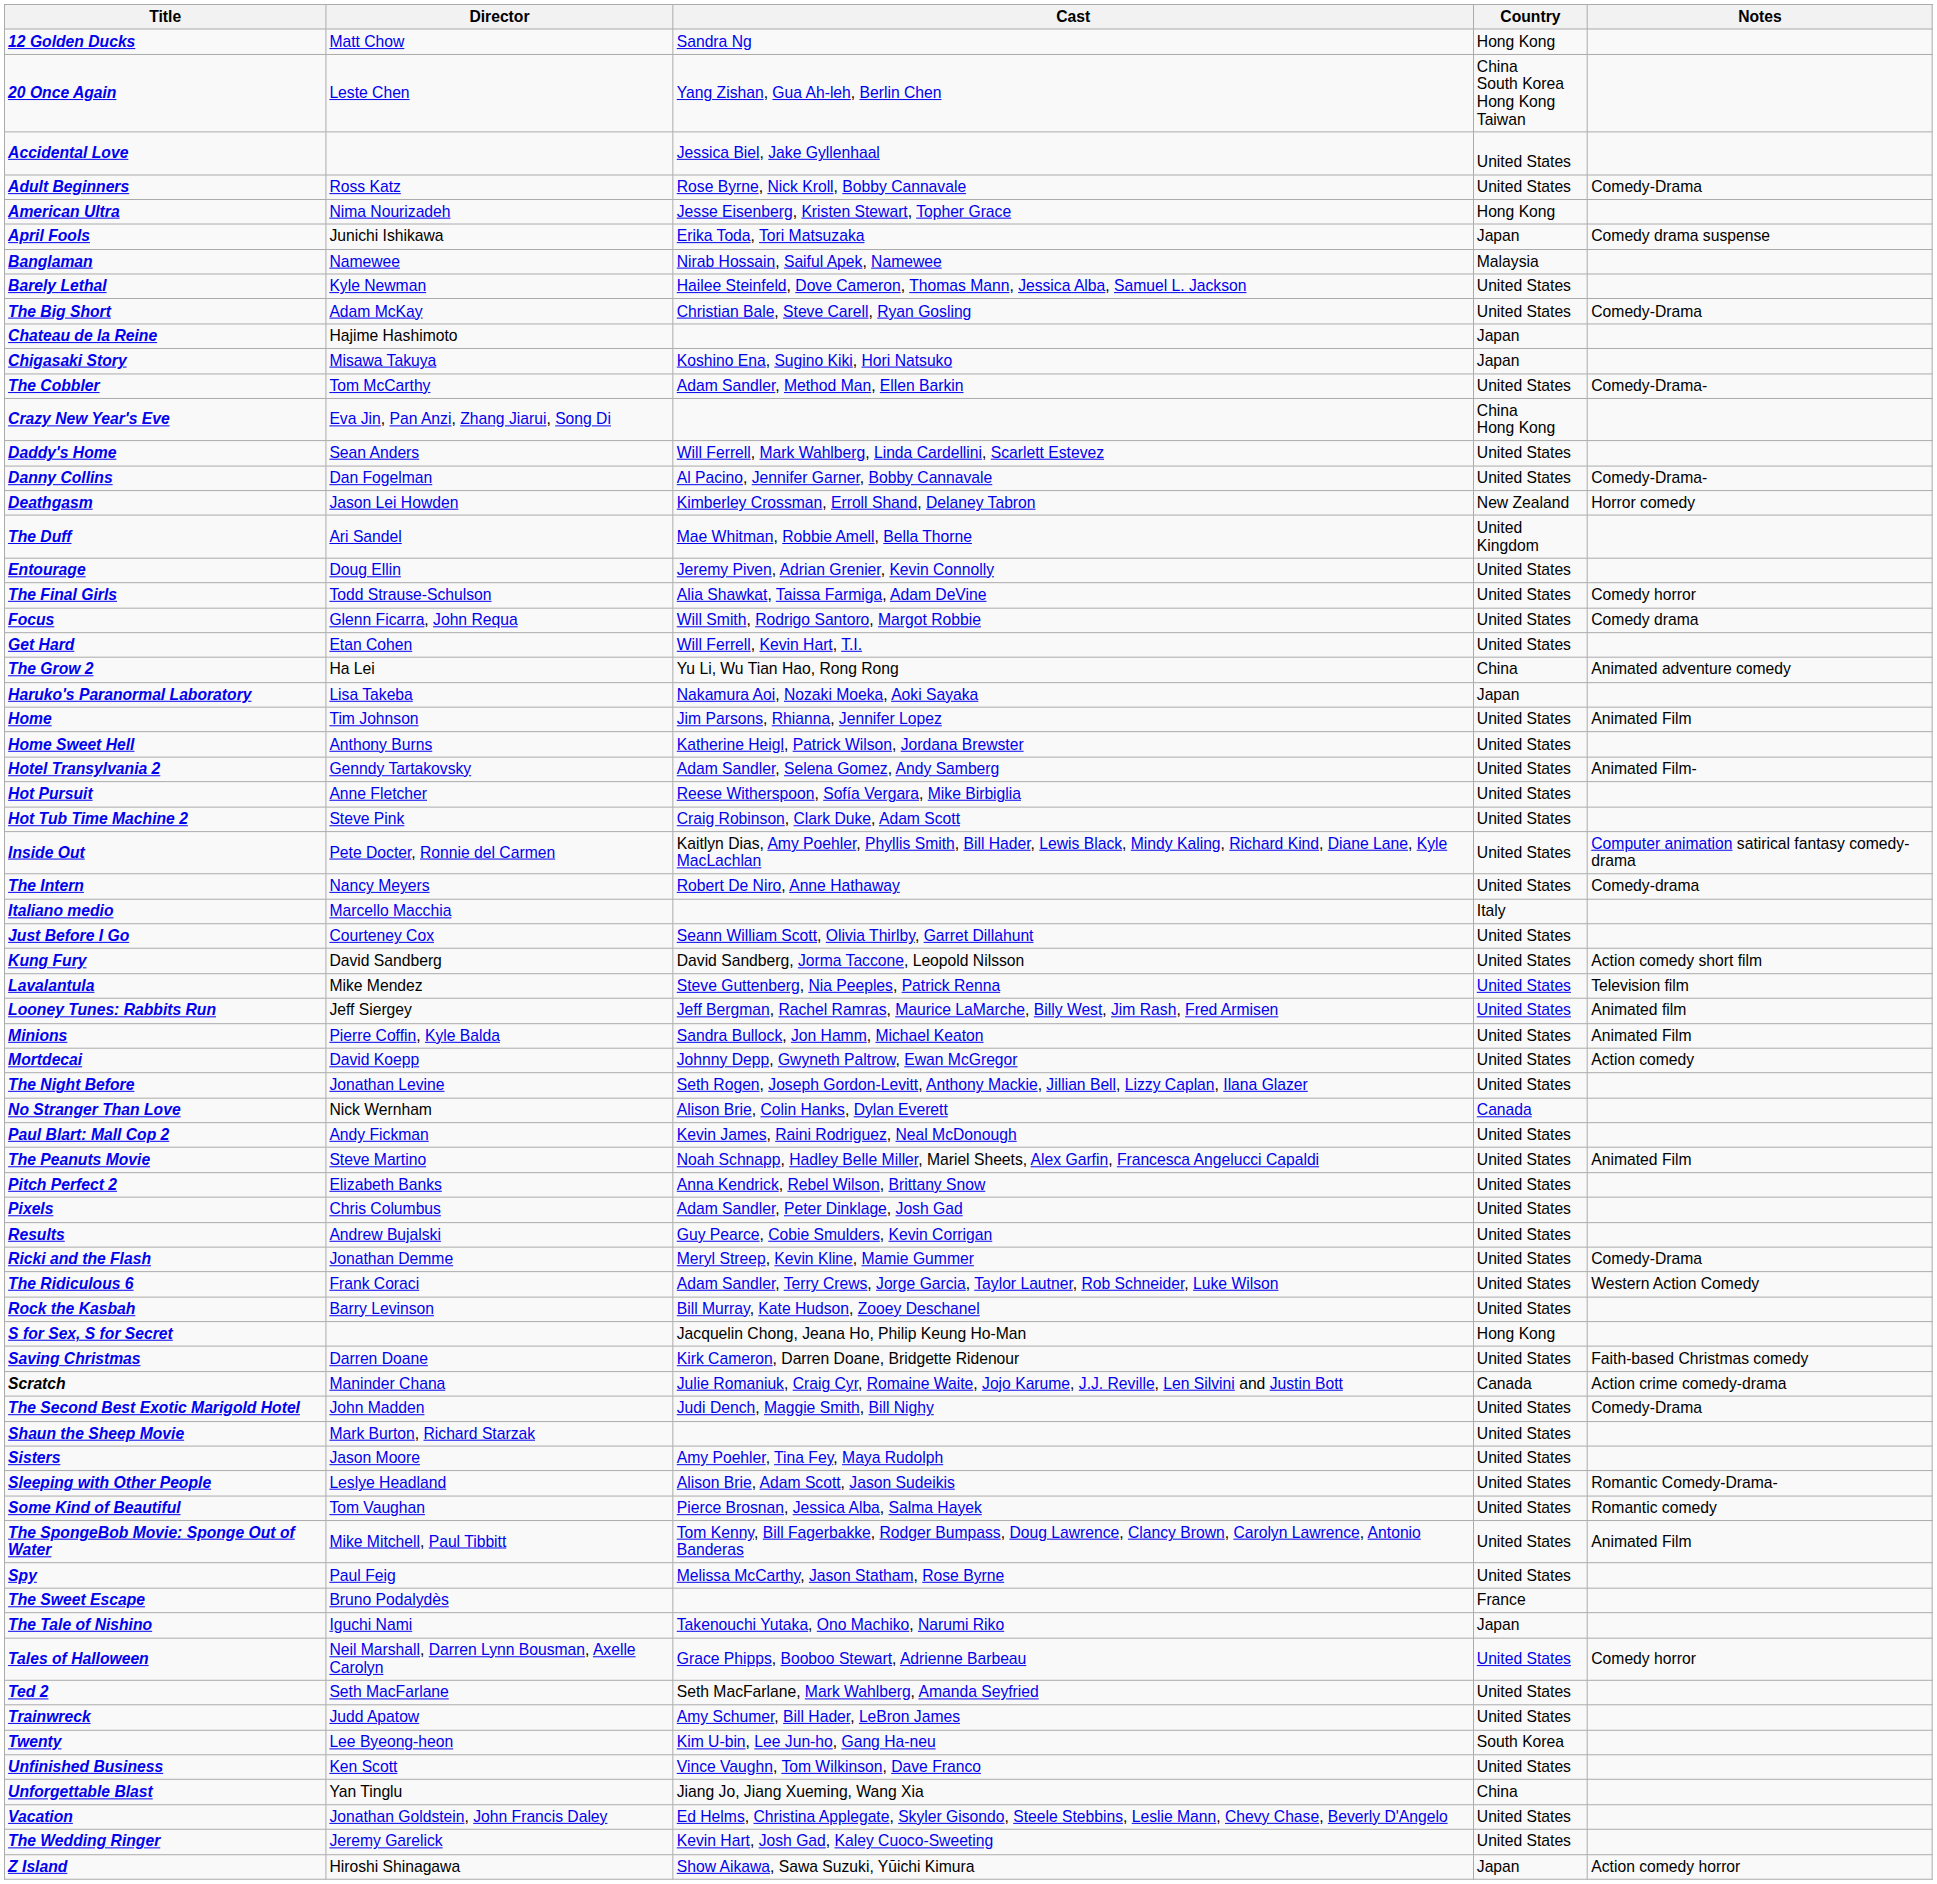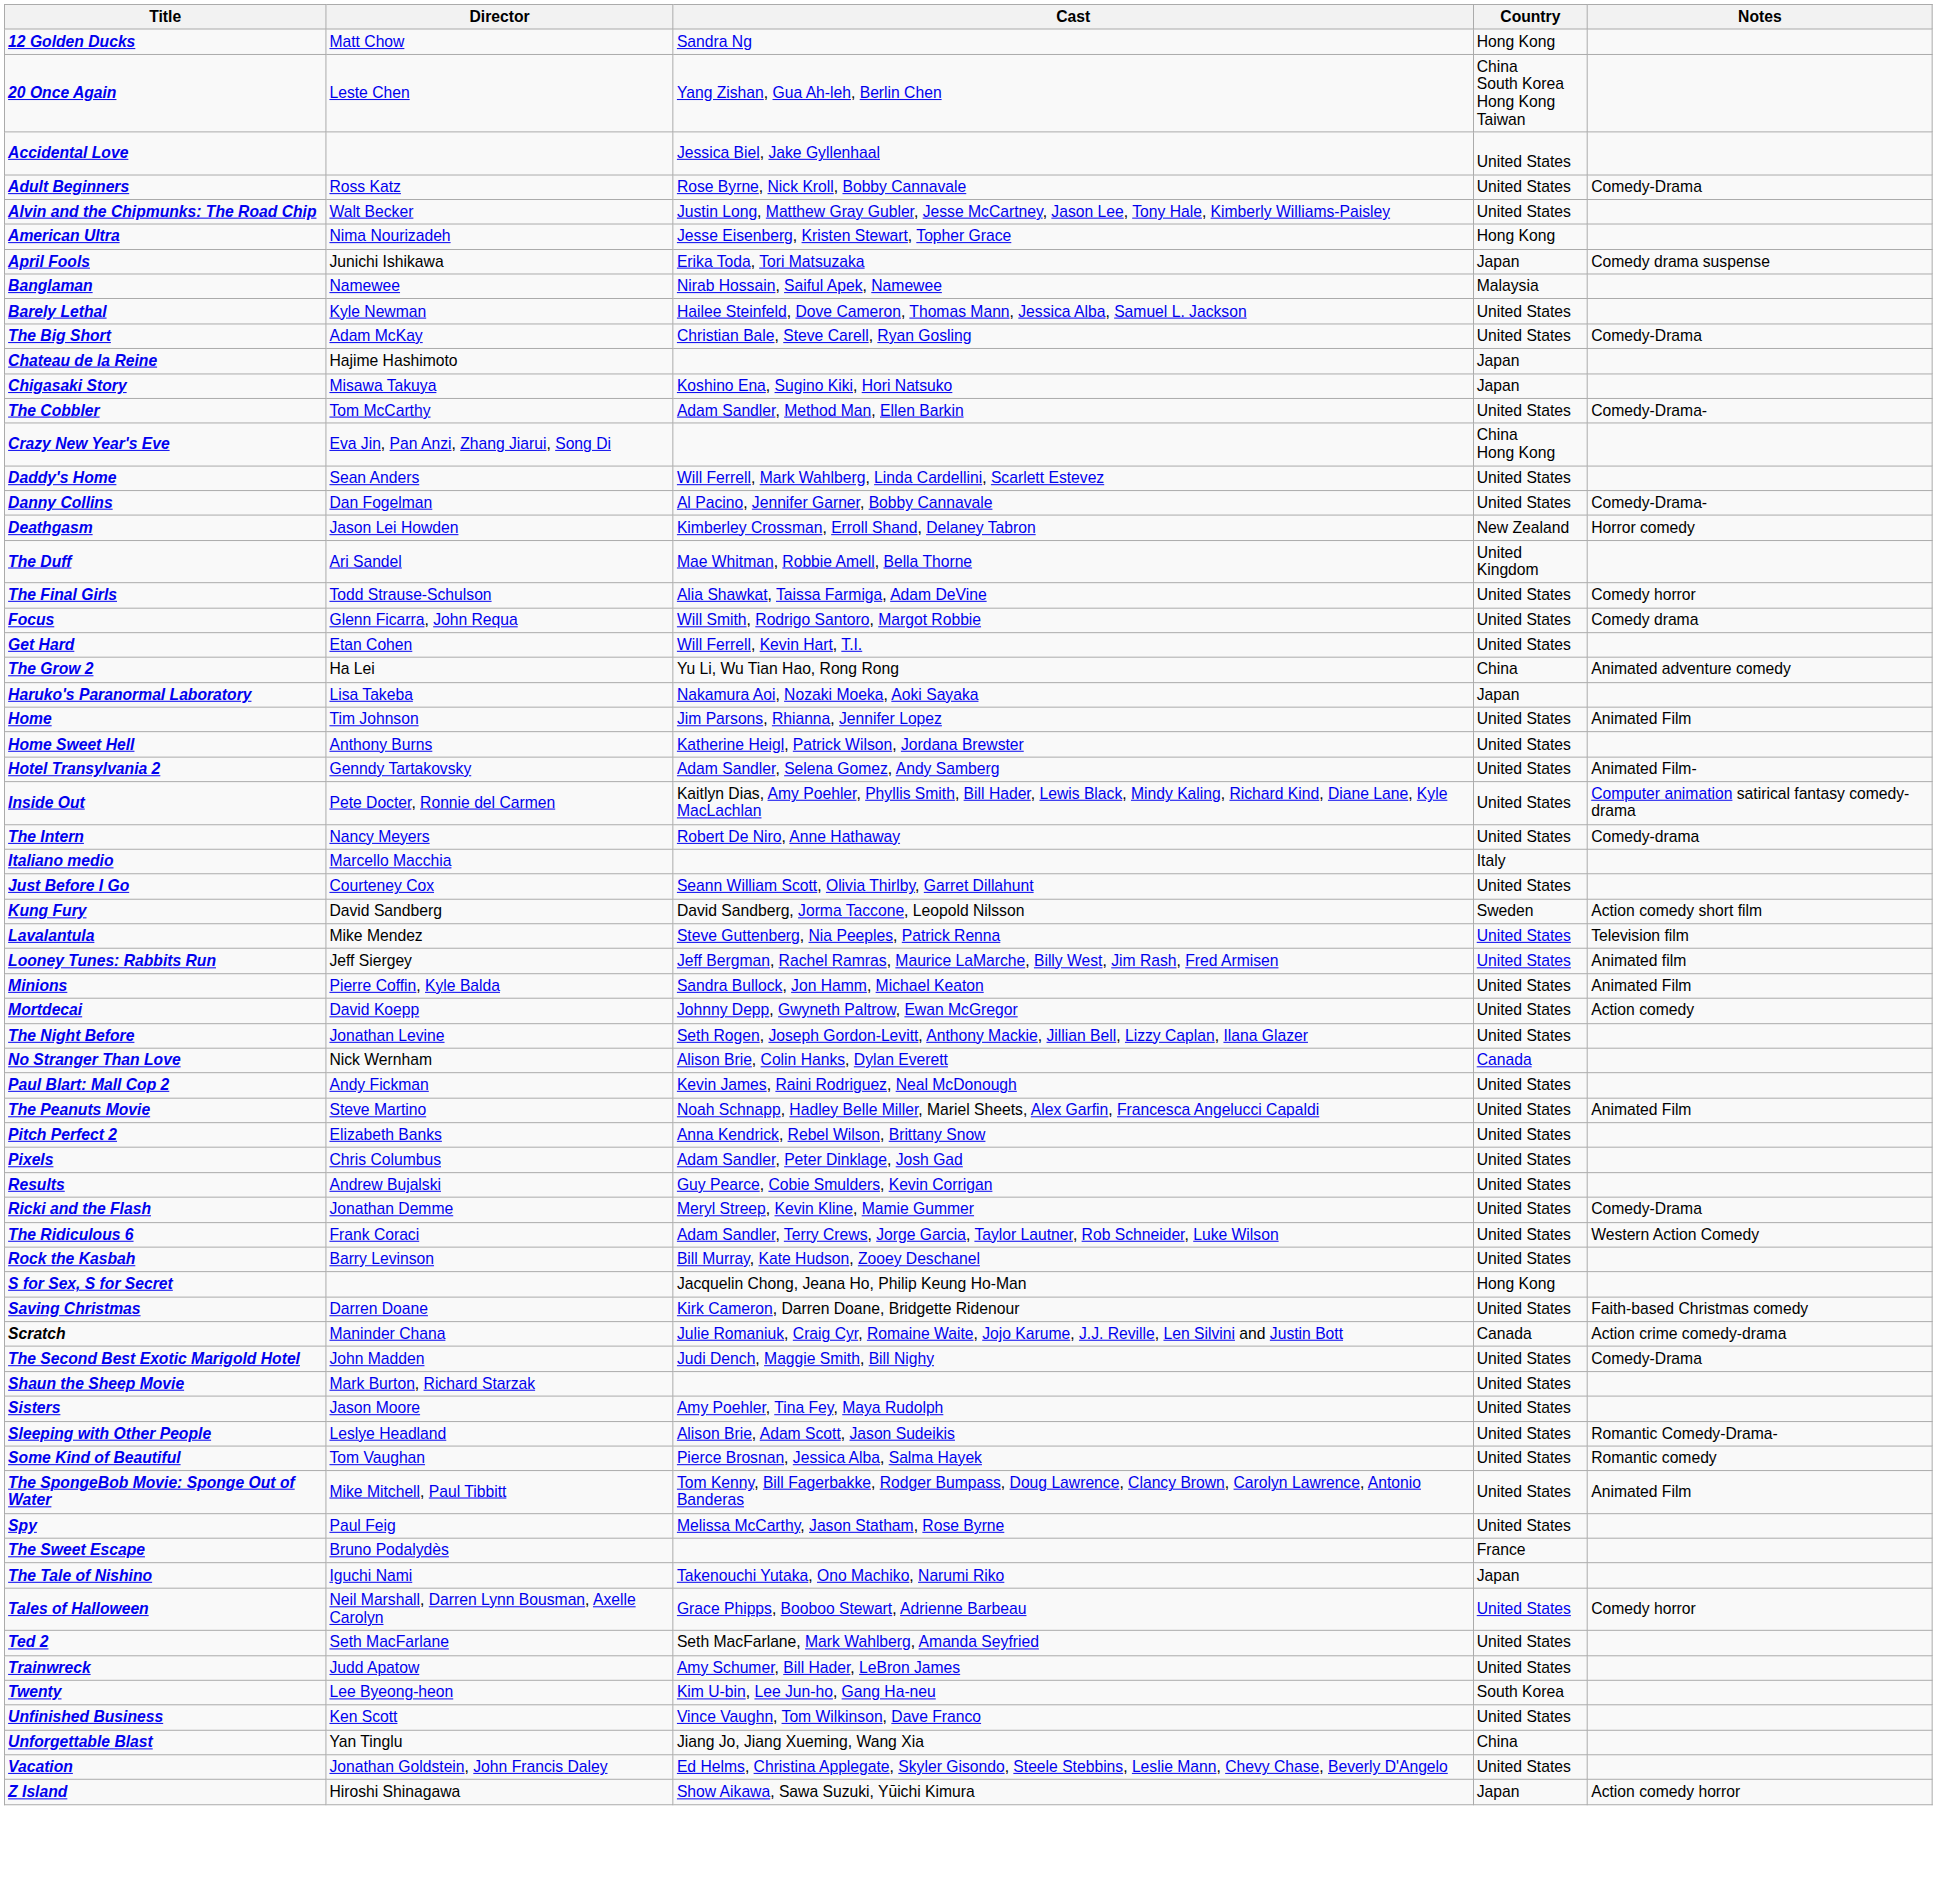+ row: (162, 211)
- row: (47, 570)
- row: (50, 794)
- row: (98, 819)
(1524, 961) United States -> (1505, 911) Sweden
- row: (84, 1841)
